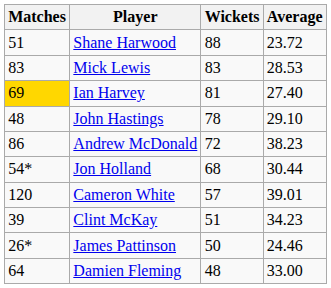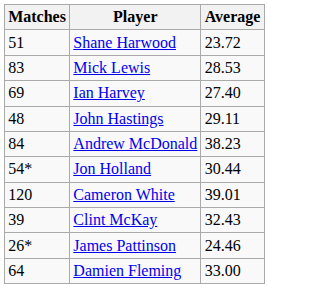- column: (232, 17)
(16, 93) gold background -> (16, 93) no background
(285, 118) 29.10 -> (222, 118) 29.11
(16, 144) 86 -> (16, 144) 84
(285, 220) 34.23 -> (223, 220) 32.43
